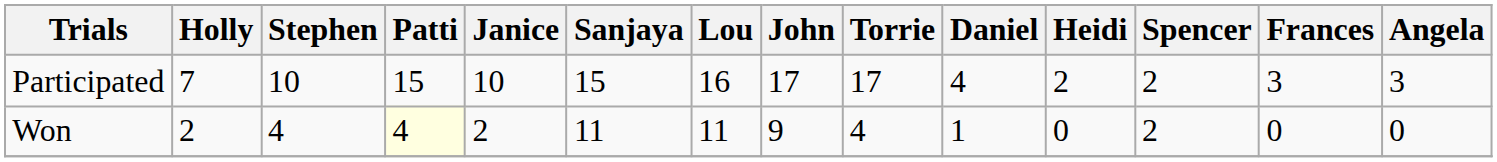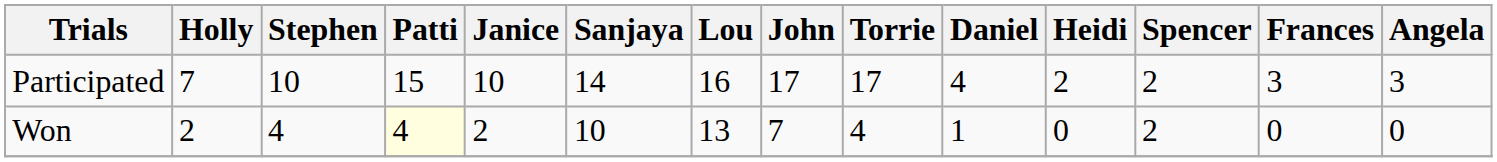(590, 80) 15 -> (590, 80) 14
(589, 130) 11 -> (590, 130) 10
(714, 130) 11 -> (714, 130) 13
(776, 130) 9 -> (776, 130) 7
